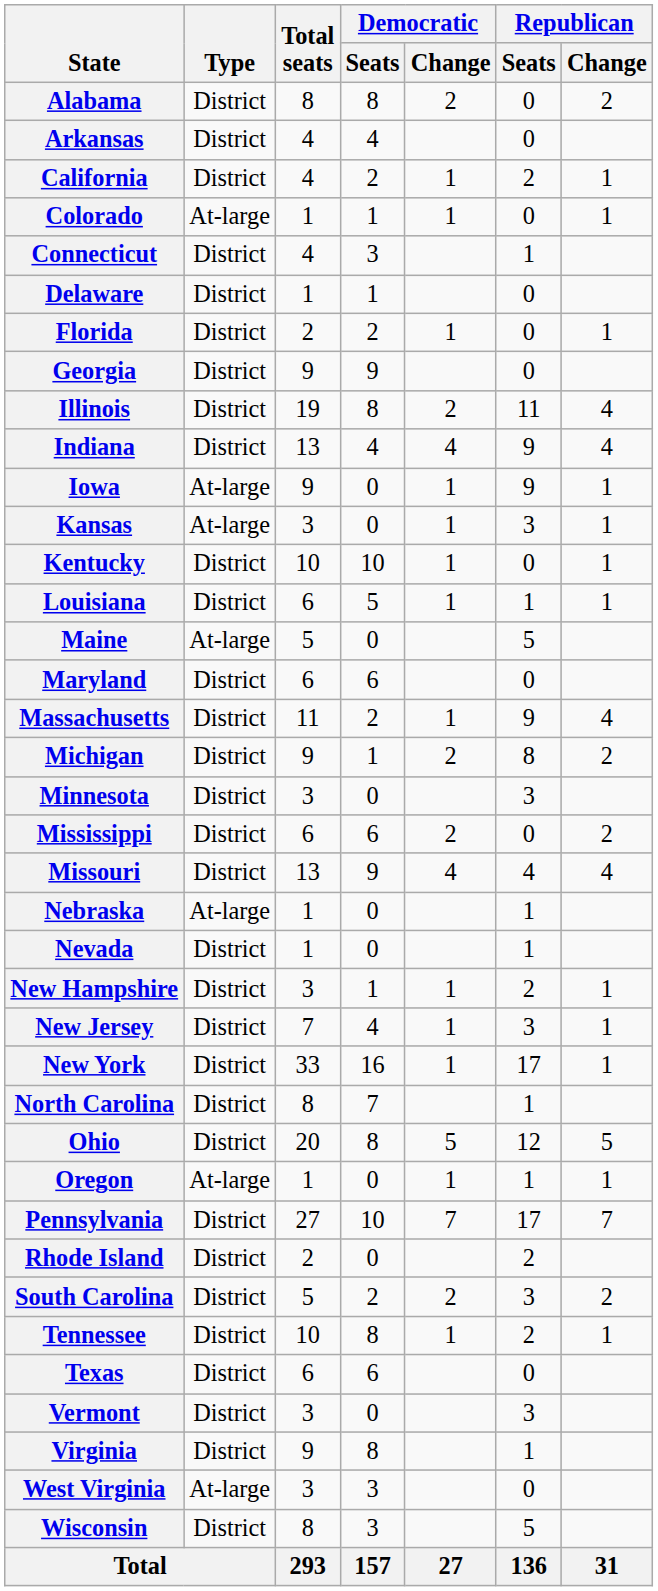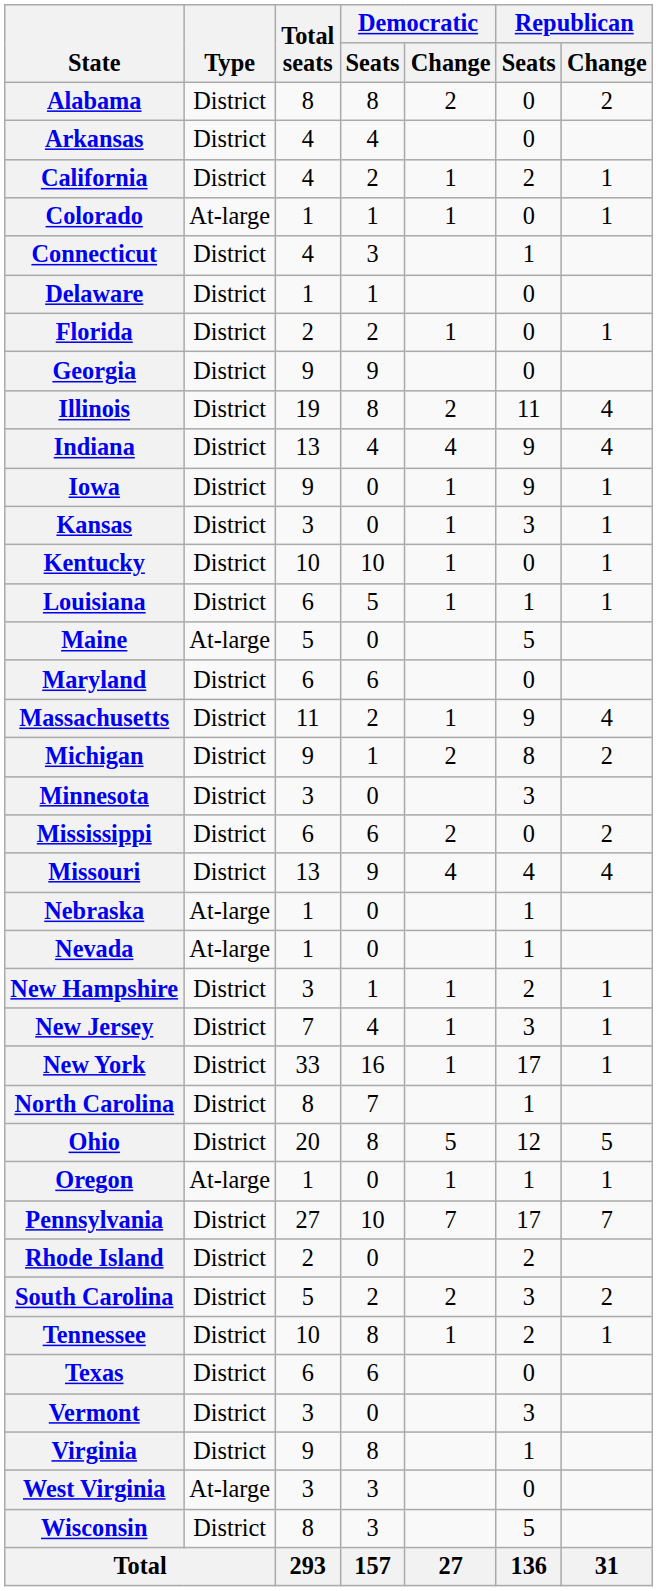(230, 486) At-large -> (230, 486) District
(230, 525) At-large -> (230, 525) District
(230, 949) District -> (230, 949) At-large
